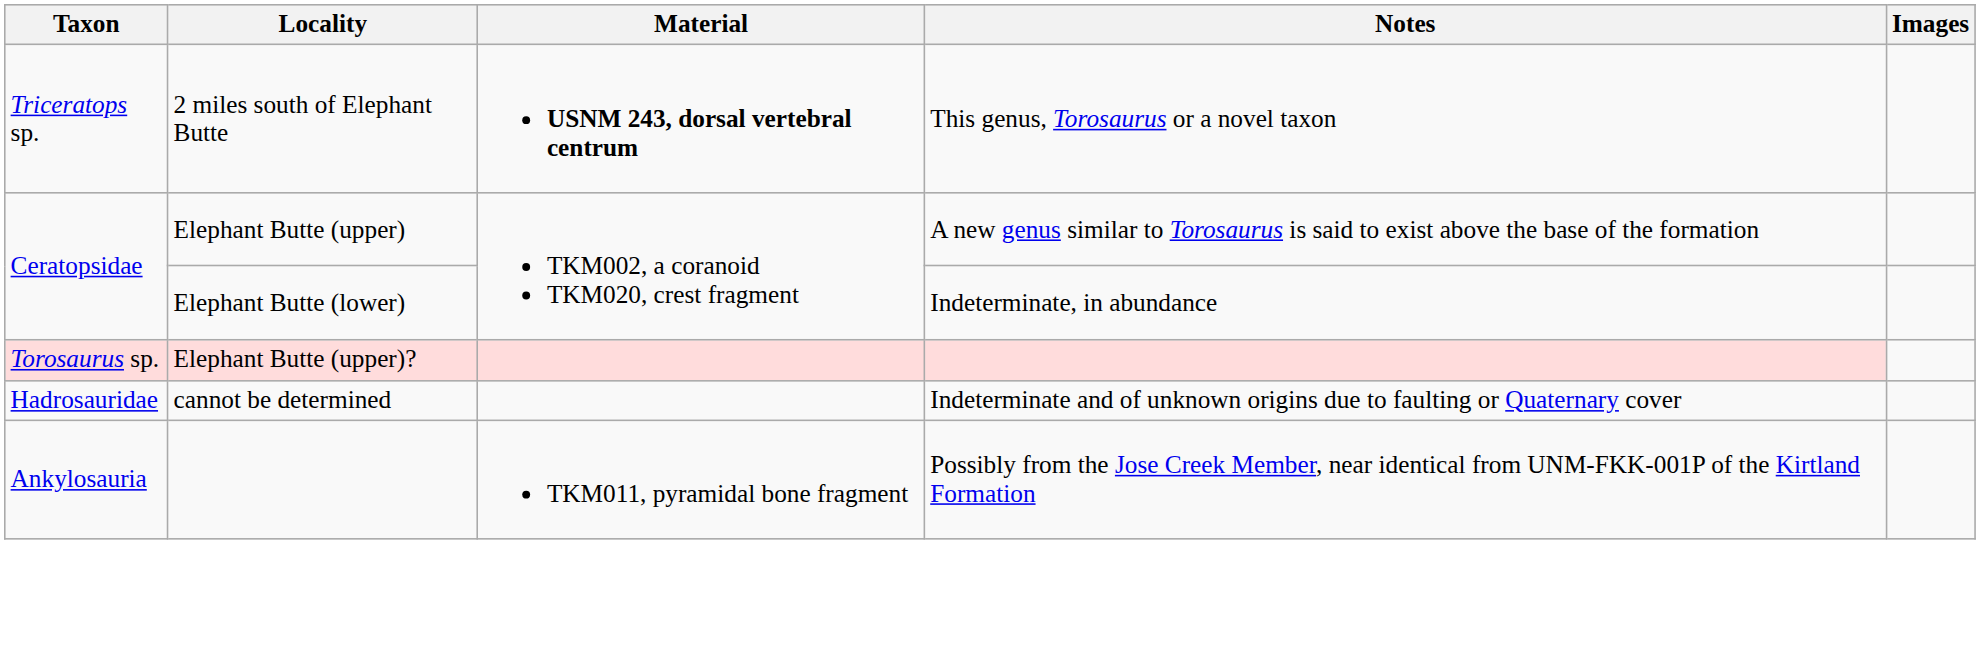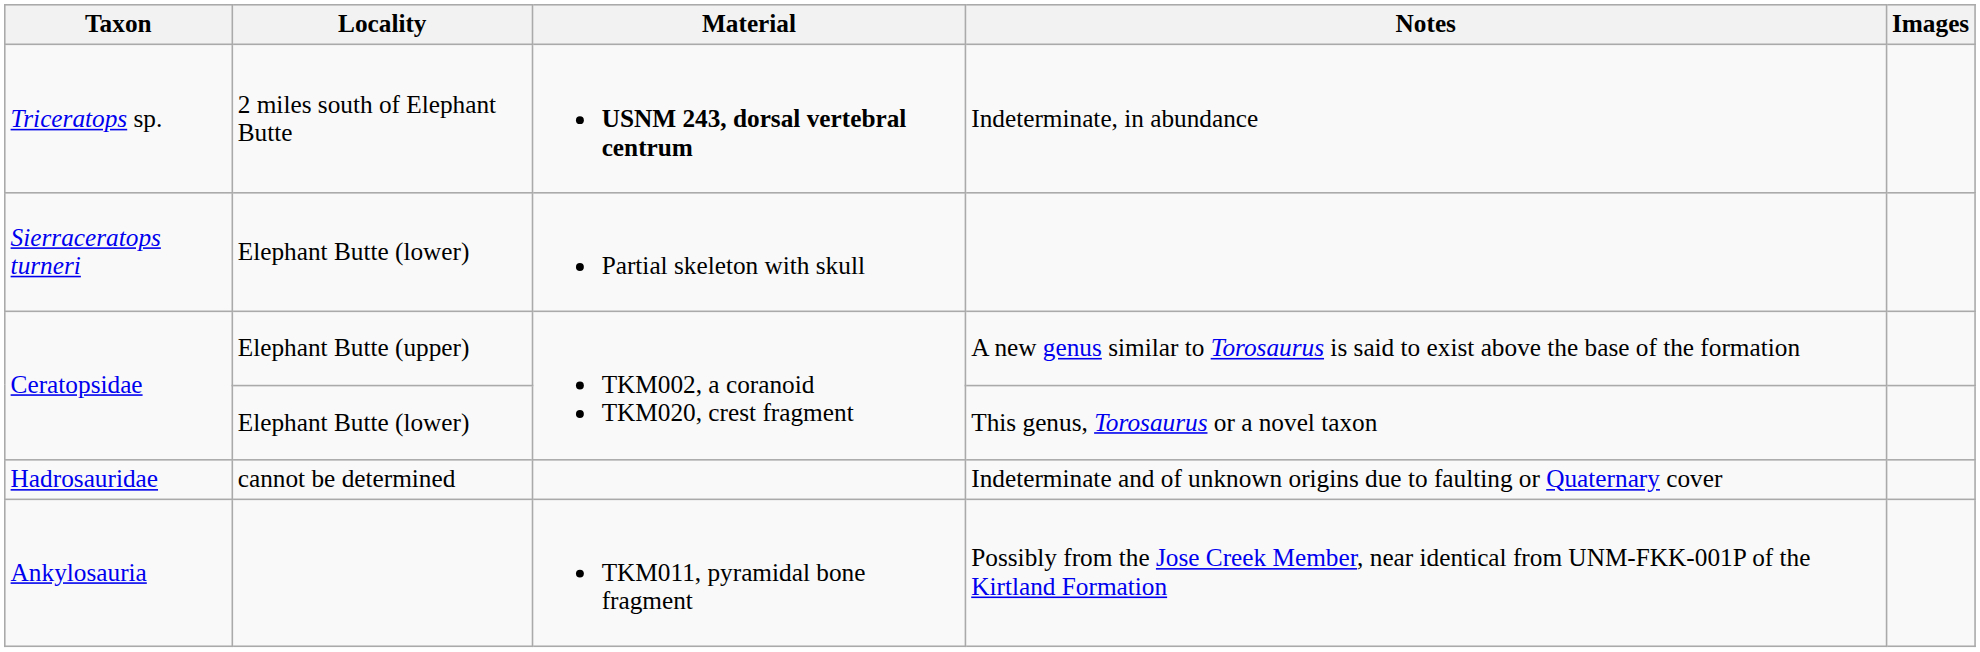(1133, 118) This genus, Torosaurus or a novel taxon -> (1115, 118) Indeterminate, in abundance
+ row: (86, 251)
(1074, 302) Indeterminate, in abundance -> (1174, 421) This genus, Torosaurus or a novel taxon
- row: (85, 359)
